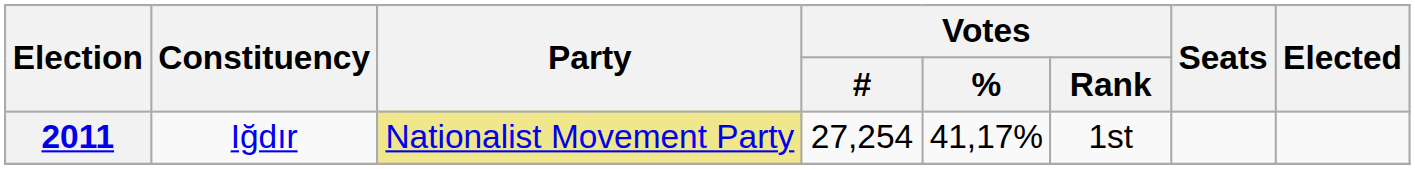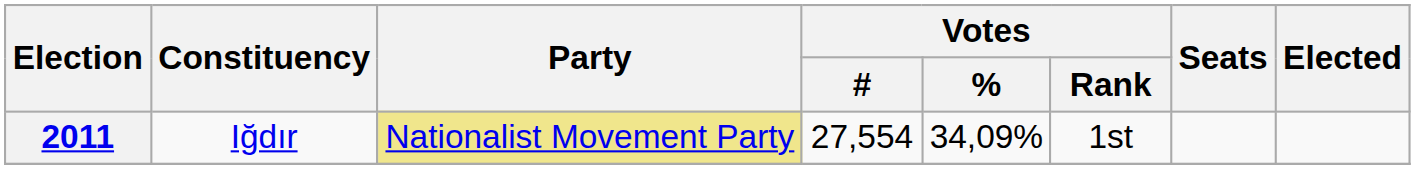(862, 137) 27,254 -> (862, 137) 27,554
(986, 137) 41,17% -> (986, 137) 34,09%
